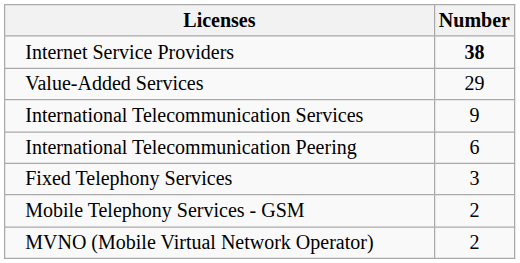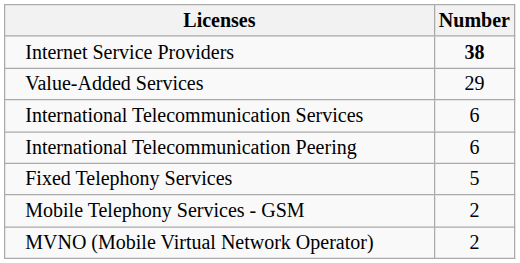(474, 115) 9 -> (474, 115) 6
(474, 178) 3 -> (474, 178) 5
